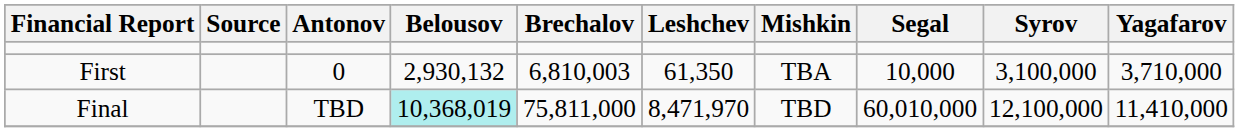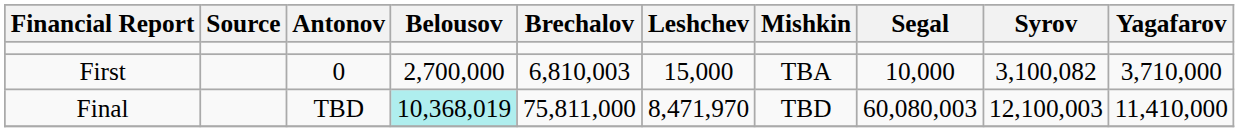(454, 72) 2,930,132 -> (454, 72) 2,700,000
(699, 72) 61,350 -> (699, 72) 15,000
(1046, 72) 3,100,000 -> (1046, 72) 3,100,082
(920, 108) 60,010,000 -> (920, 108) 60,080,003
(1046, 108) 12,100,000 -> (1046, 108) 12,100,003
